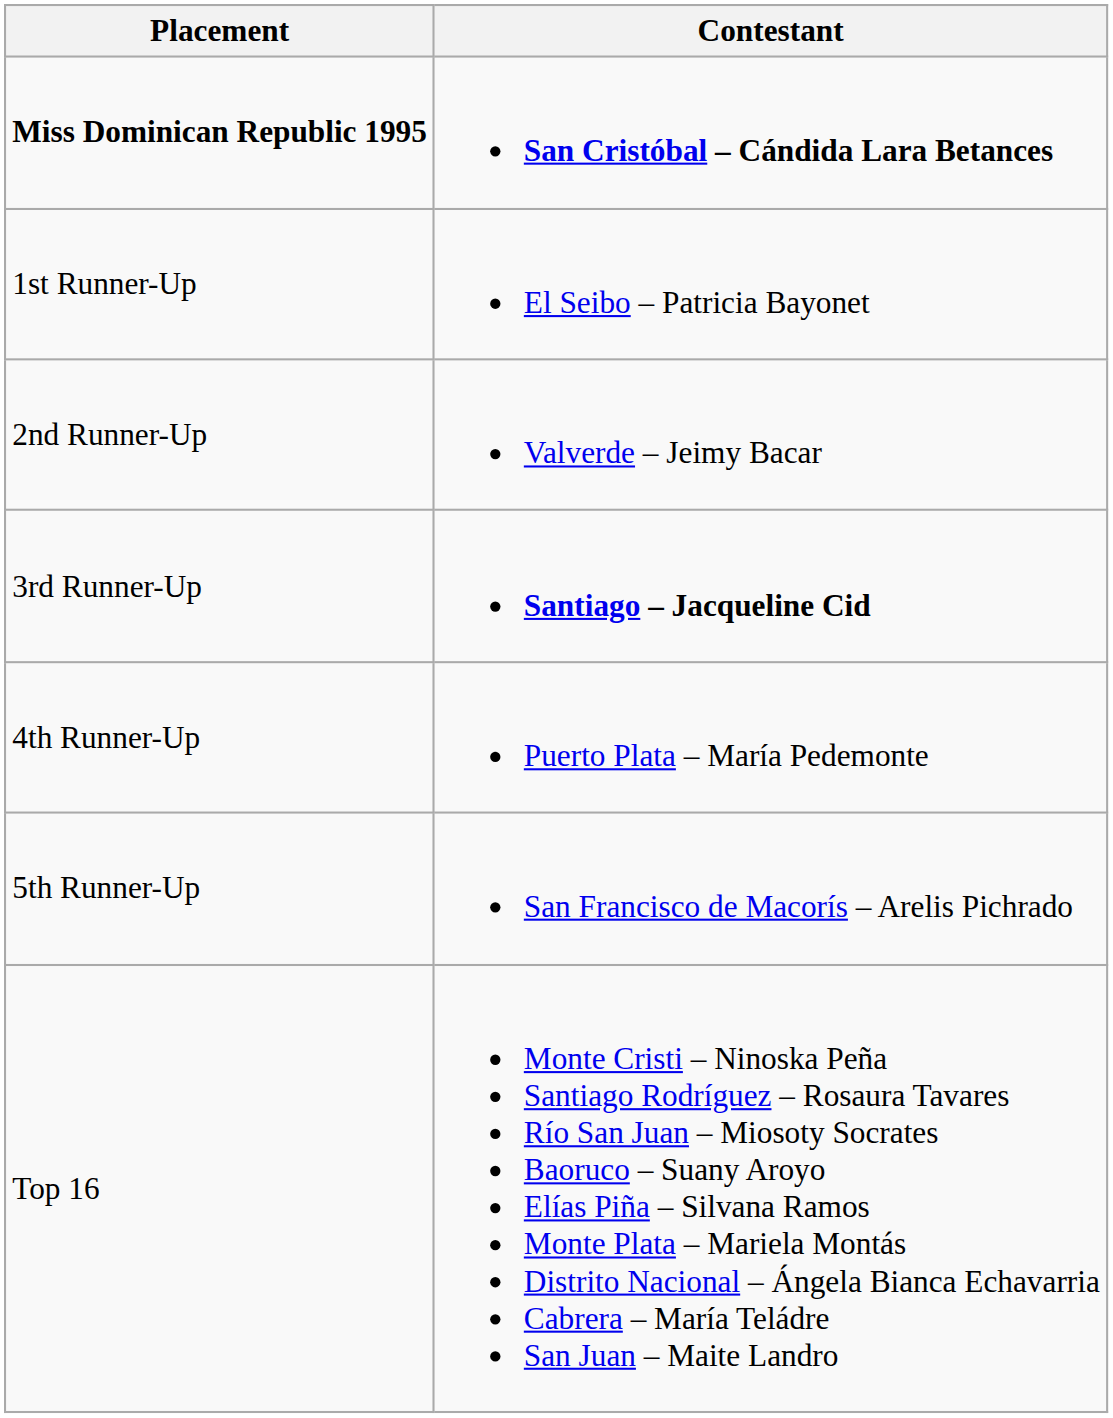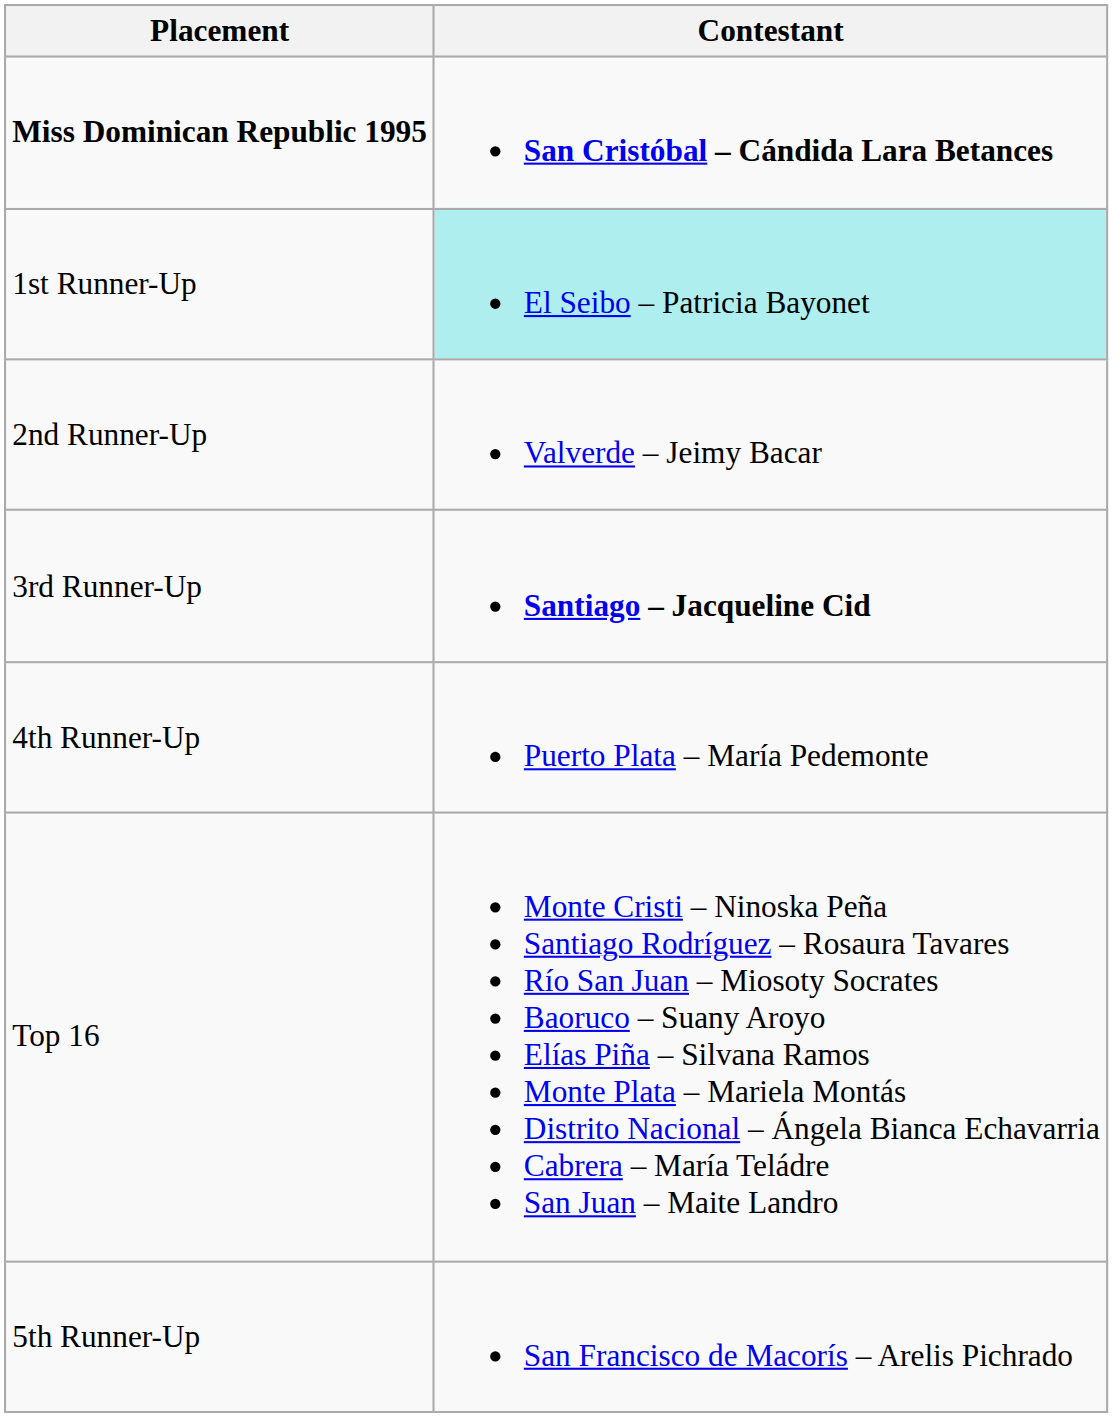(771, 302) no background -> (771, 302) paleturquoise background
rows swapped: (106, 888) <-> (56, 1187)
